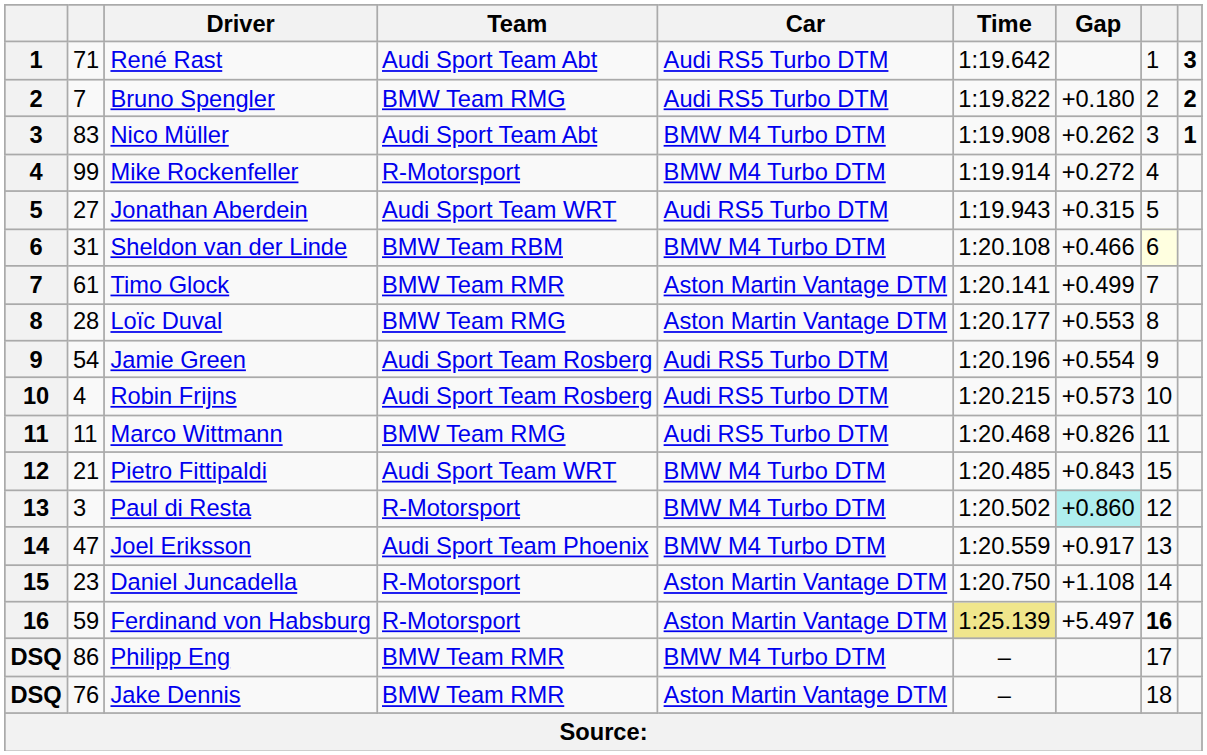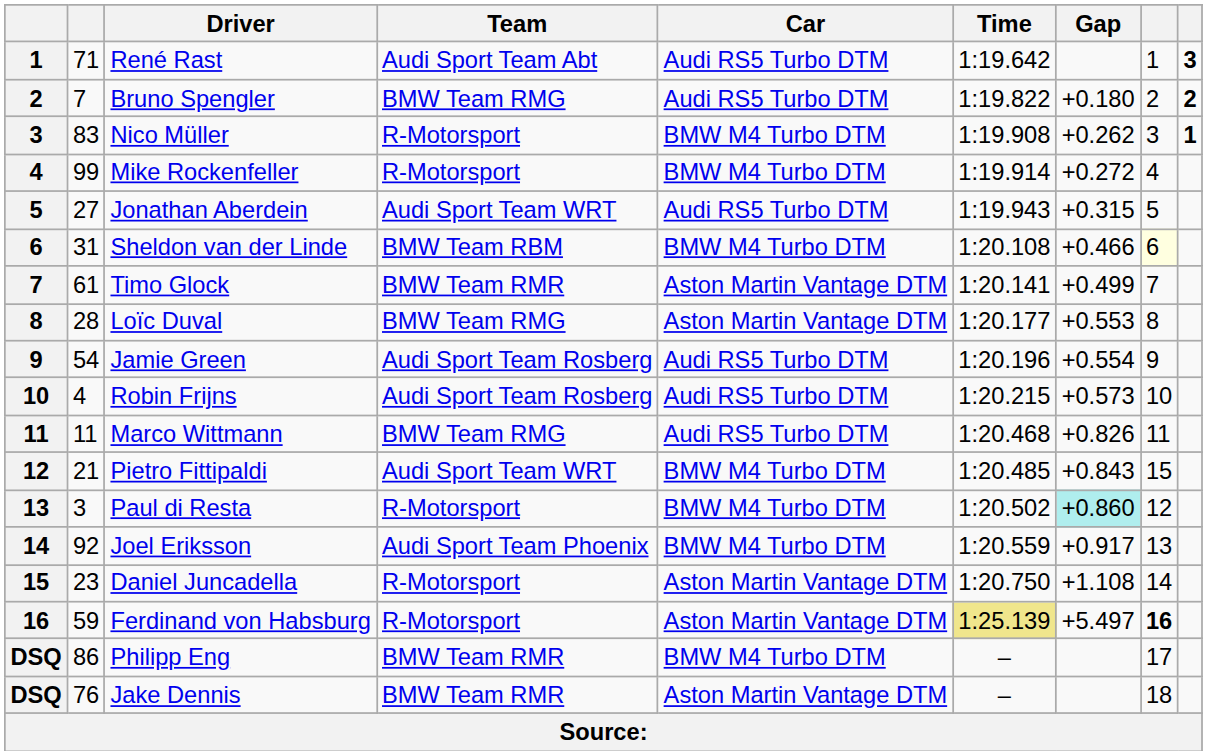(490, 135) Audi Sport Team Abt -> (451, 135) R-Motorsport
(86, 545) 47 -> (86, 545) 92
